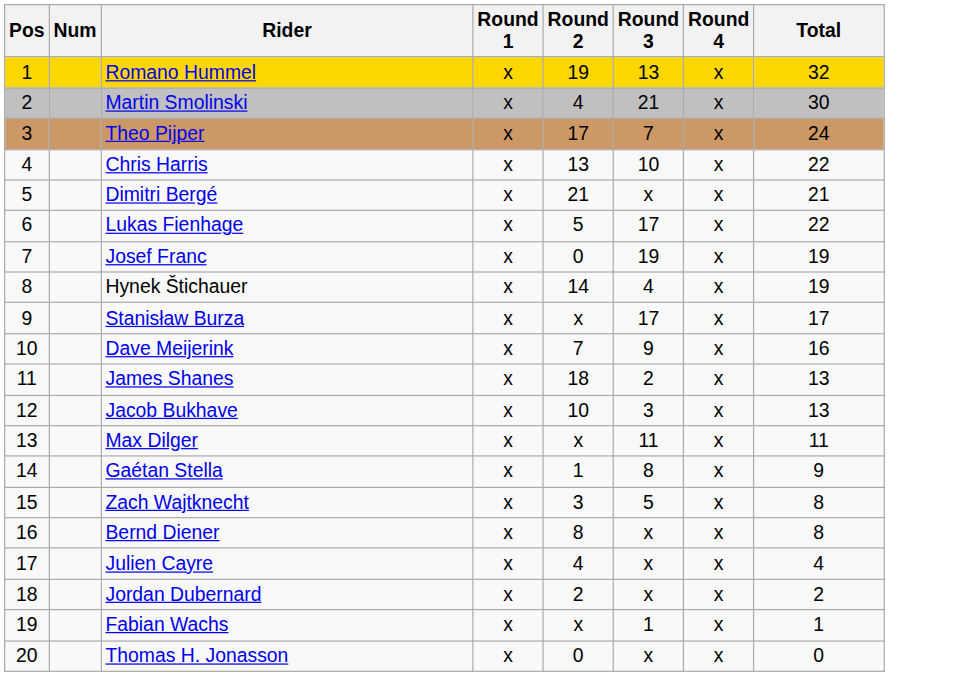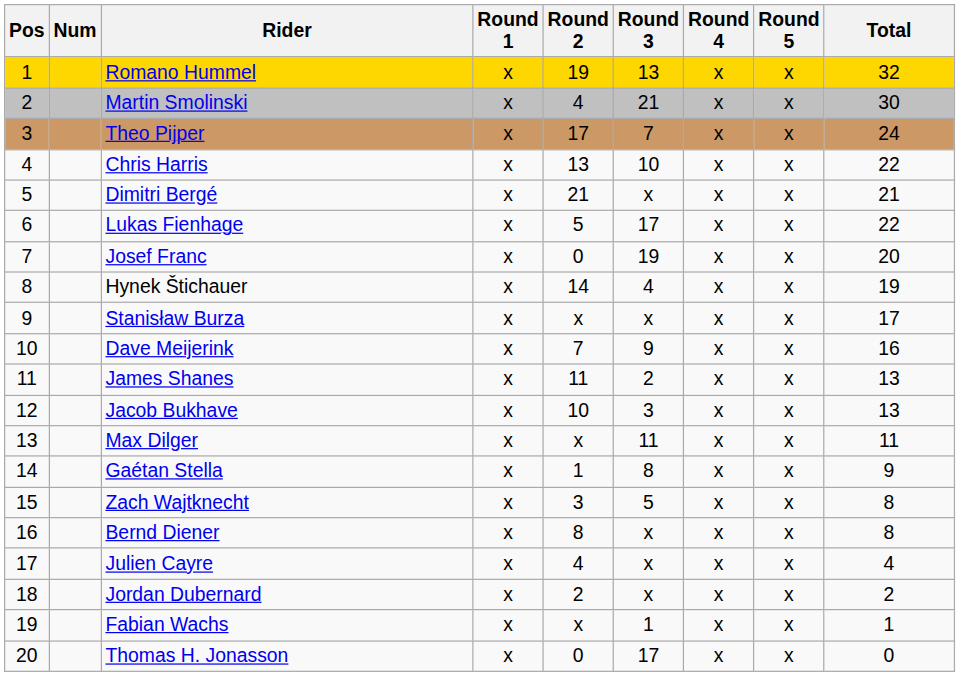+ column: (789, 30)
(819, 256) 19 -> (889, 256) 20
(648, 317) 17 -> (648, 317) x
(578, 379) 18 -> (578, 379) 11
(648, 655) x -> (648, 655) 17
